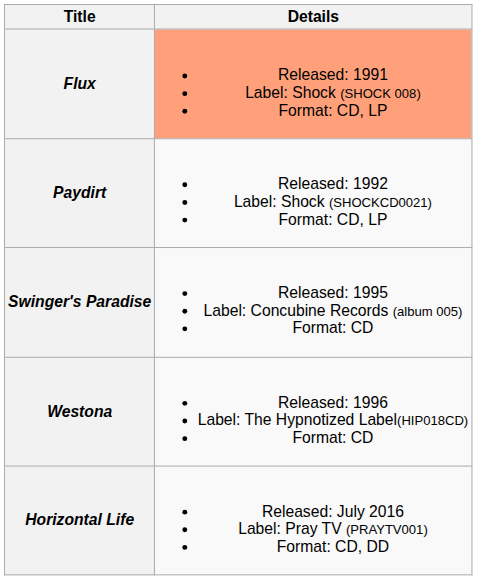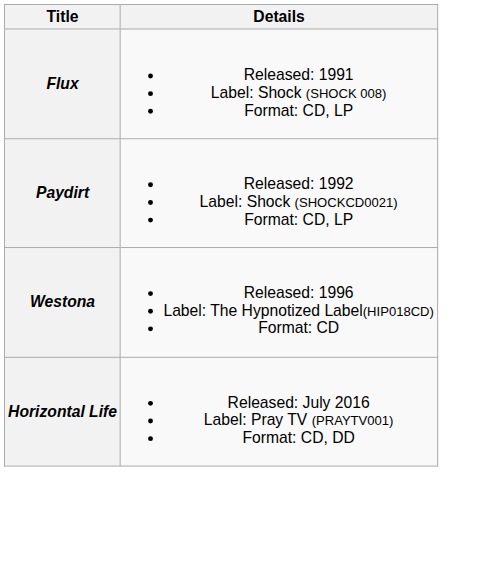(313, 93) lightsalmon background -> (279, 93) no background
- row: (80, 302)
